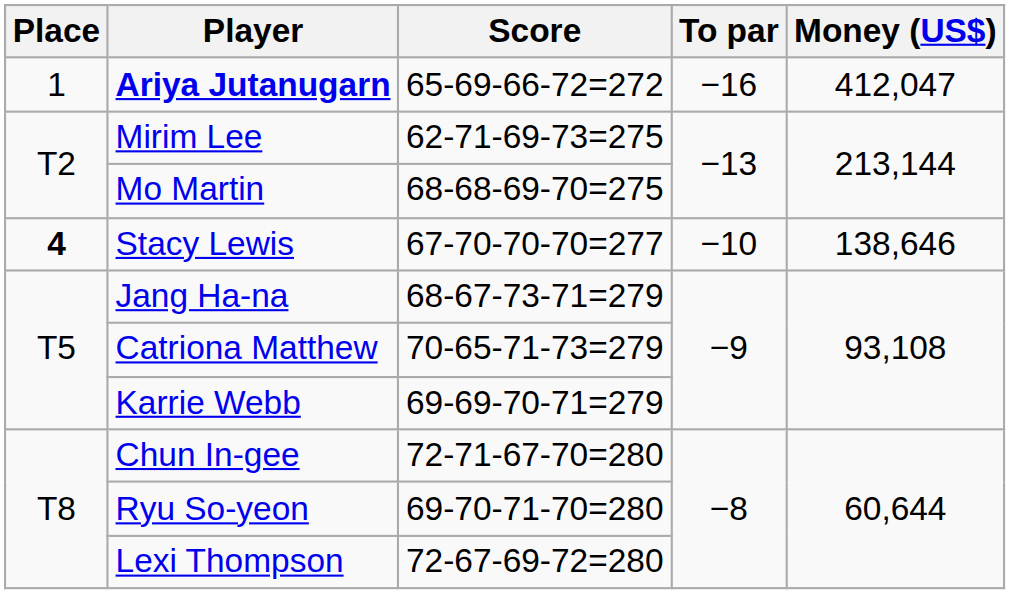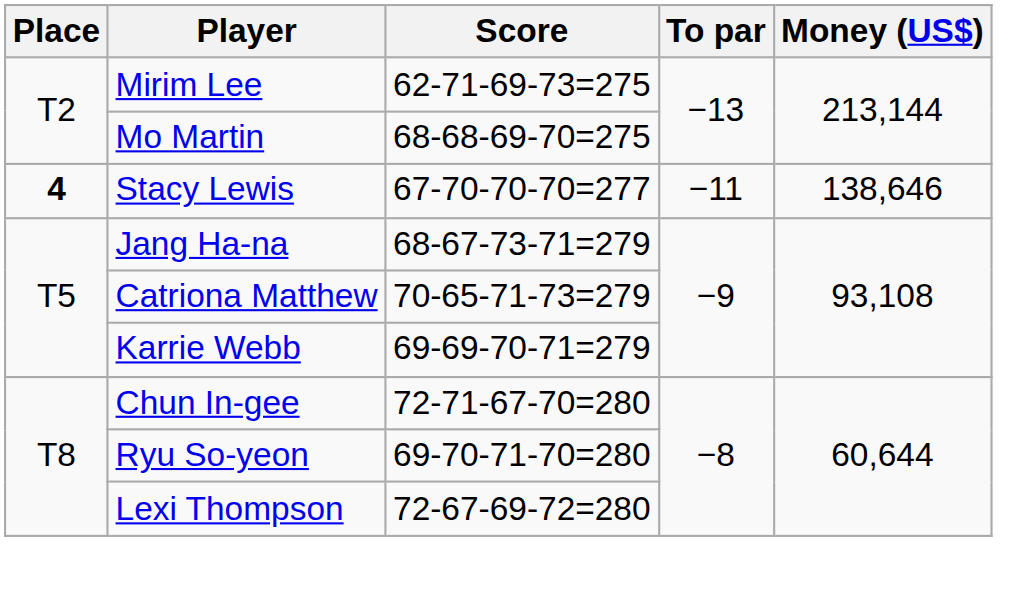- row: (253, 84)
(729, 243) −10 -> (716, 190) −11
